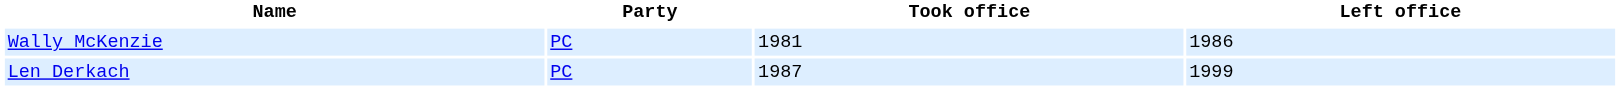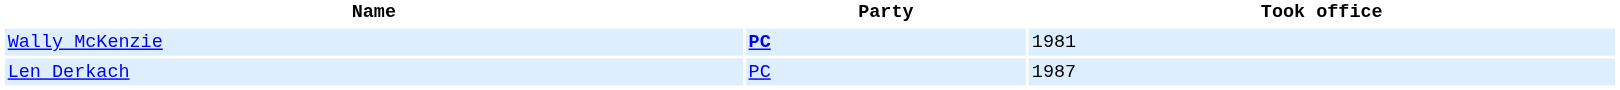- column: (1400, 12)
(561, 42) normal -> (760, 42) bold
